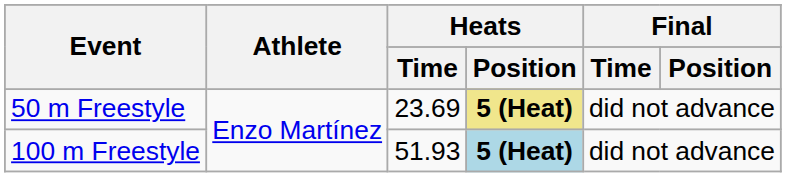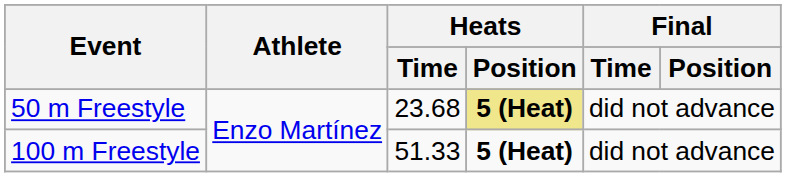(427, 109) 23.69 -> (427, 109) 23.68
(427, 151) 51.93 -> (427, 151) 51.33
(525, 151) lightblue background -> (525, 151) no background
